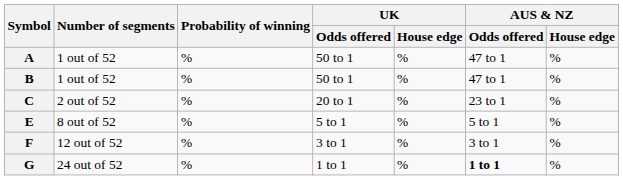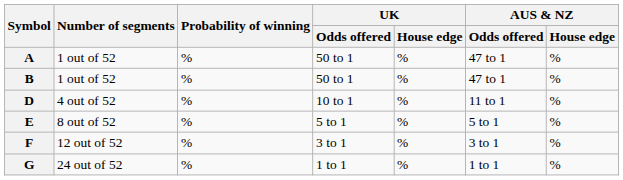- row: (29, 100)
+ row: (29, 100)
(484, 164) bold -> (484, 164) normal
